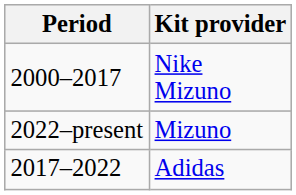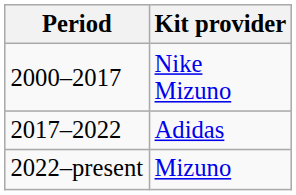rows swapped: (189, 168) <-> (193, 129)
